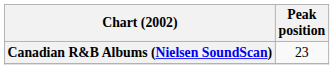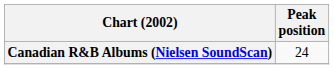(302, 52) 23 -> (302, 52) 24
